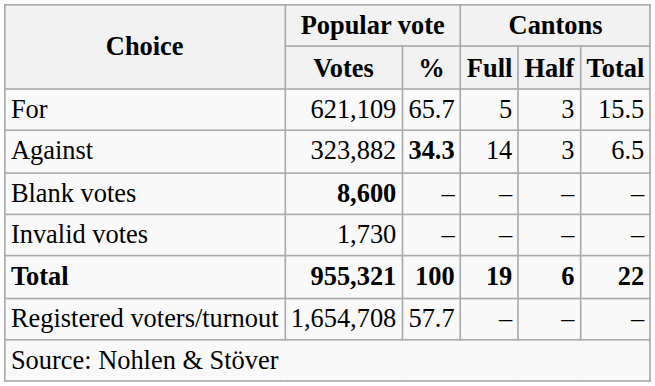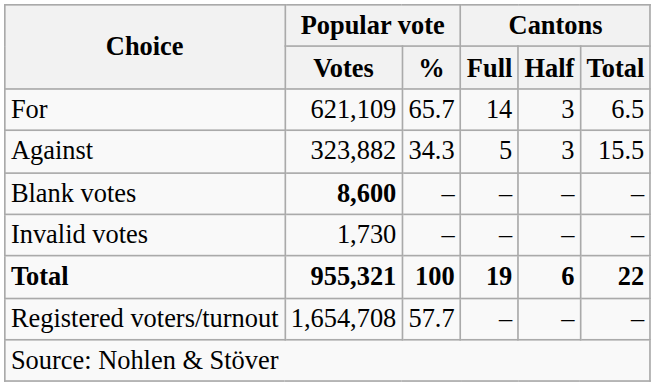(506, 109) 5 -> (499, 109) 14
(621, 109) 15.5 -> (628, 109) 6.5
(432, 151) bold -> (432, 151) normal
(499, 151) 14 -> (506, 151) 5
(628, 151) 6.5 -> (621, 151) 15.5
